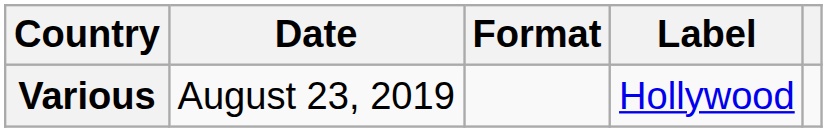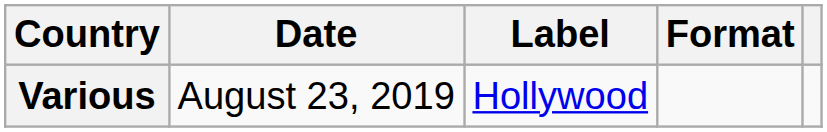columns swapped: (537, 34) <-> (707, 34)
